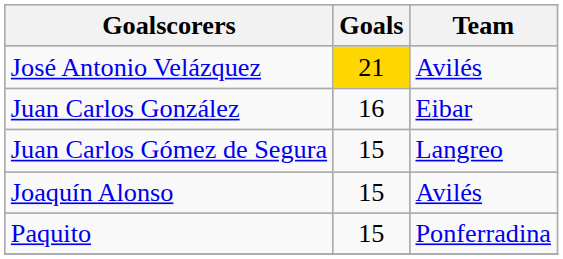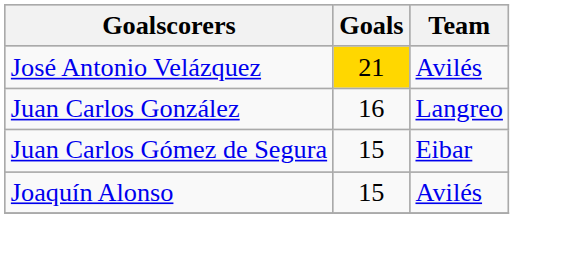(444, 108) Eibar -> (459, 108) Langreo
(459, 150) Langreo -> (444, 150) Eibar
- row: (51, 233)
